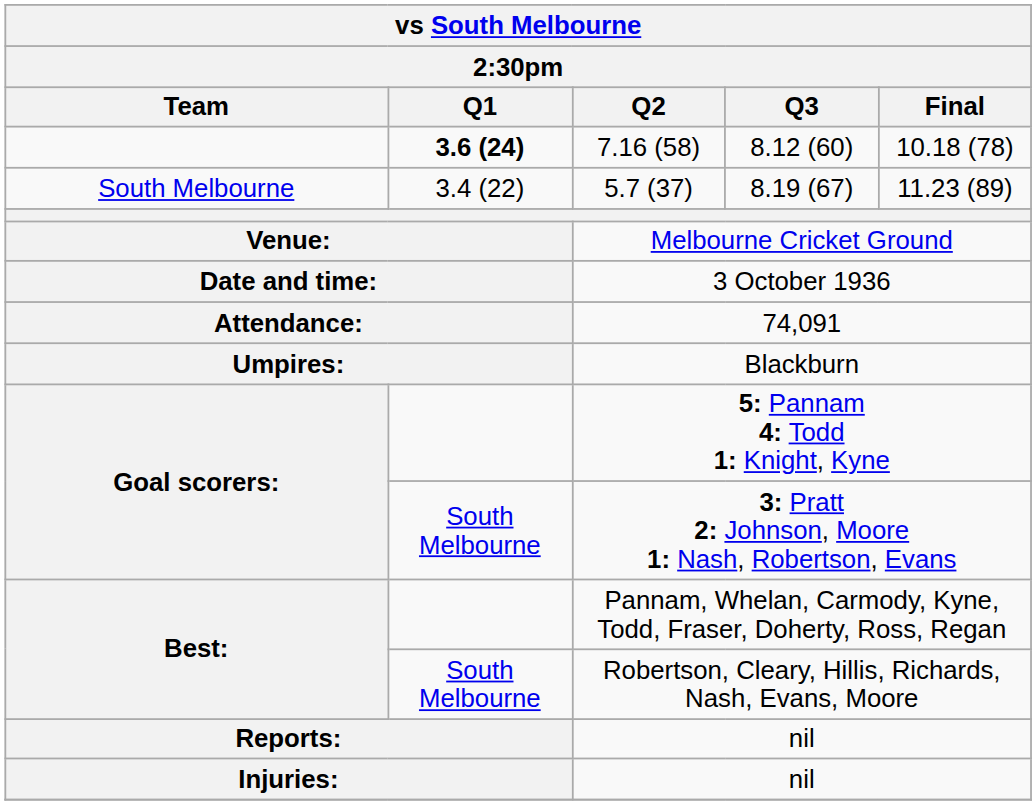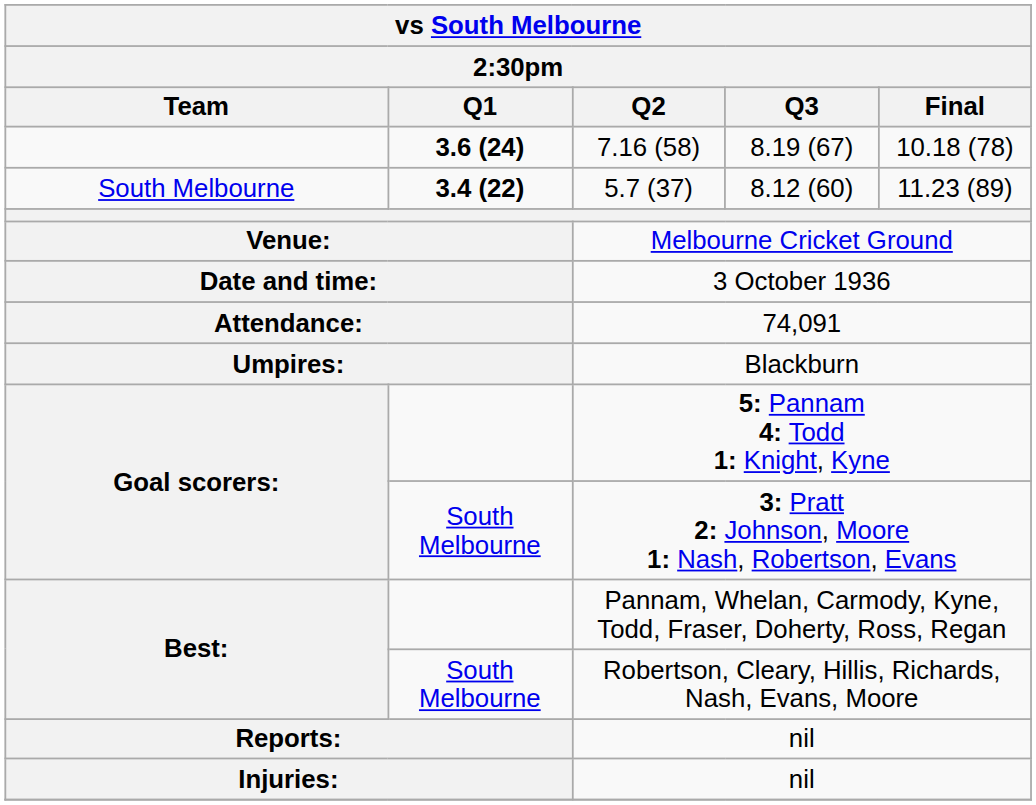(802, 148) 8.12 (60) -> (802, 148) 8.19 (67)
(480, 189) normal -> (480, 189) bold
(802, 189) 8.19 (67) -> (802, 189) 8.12 (60)
